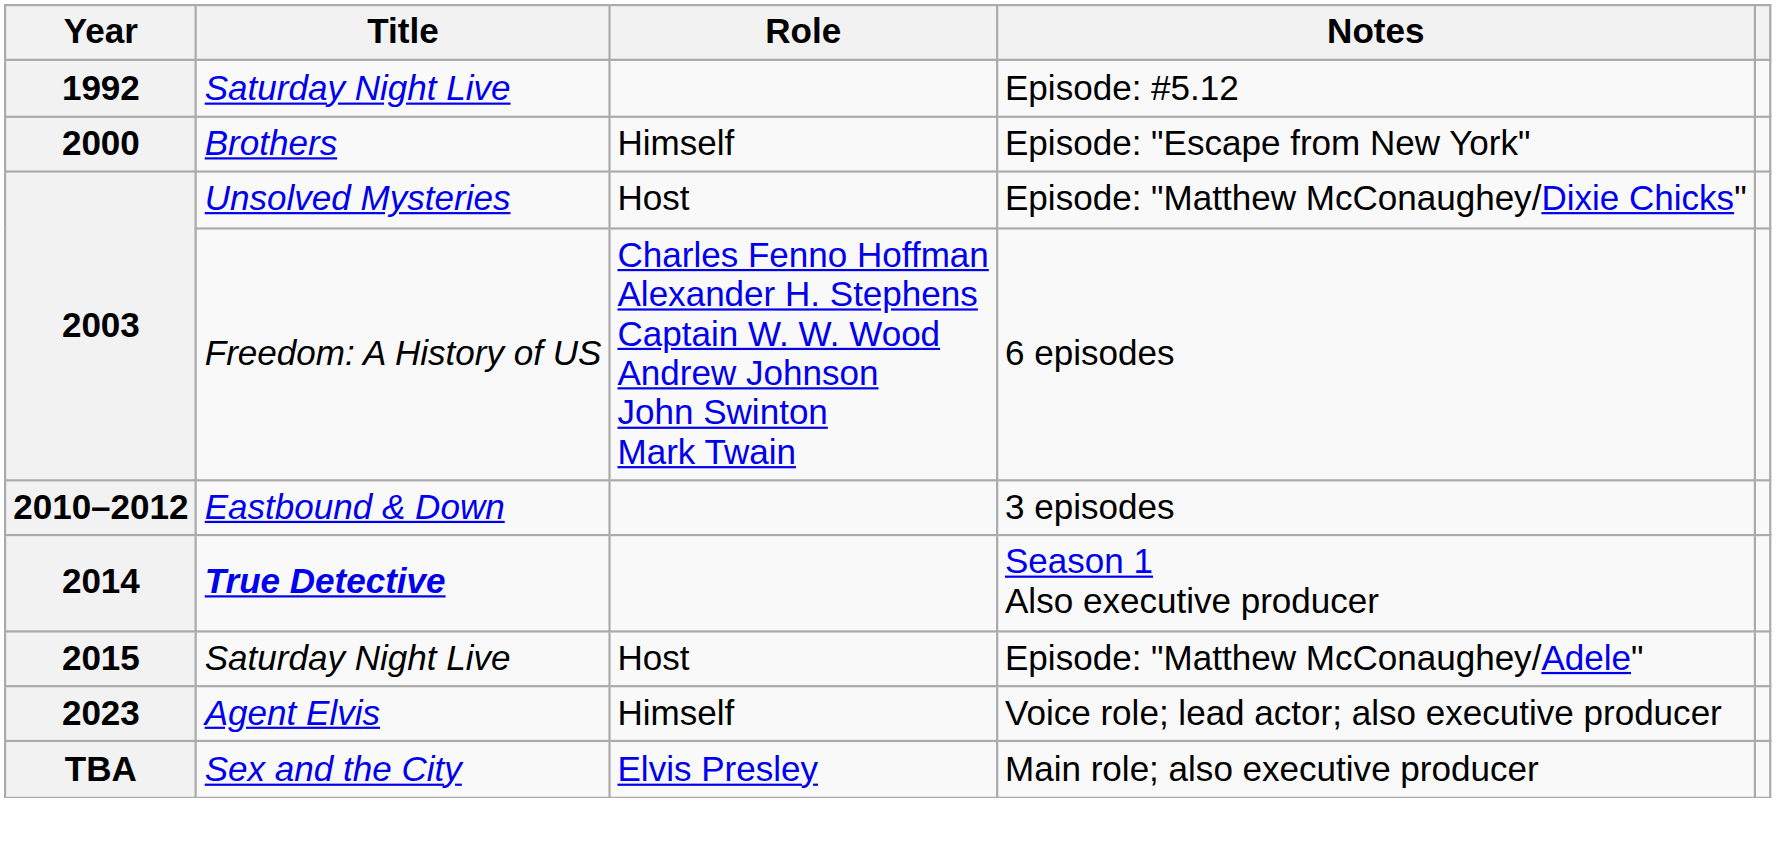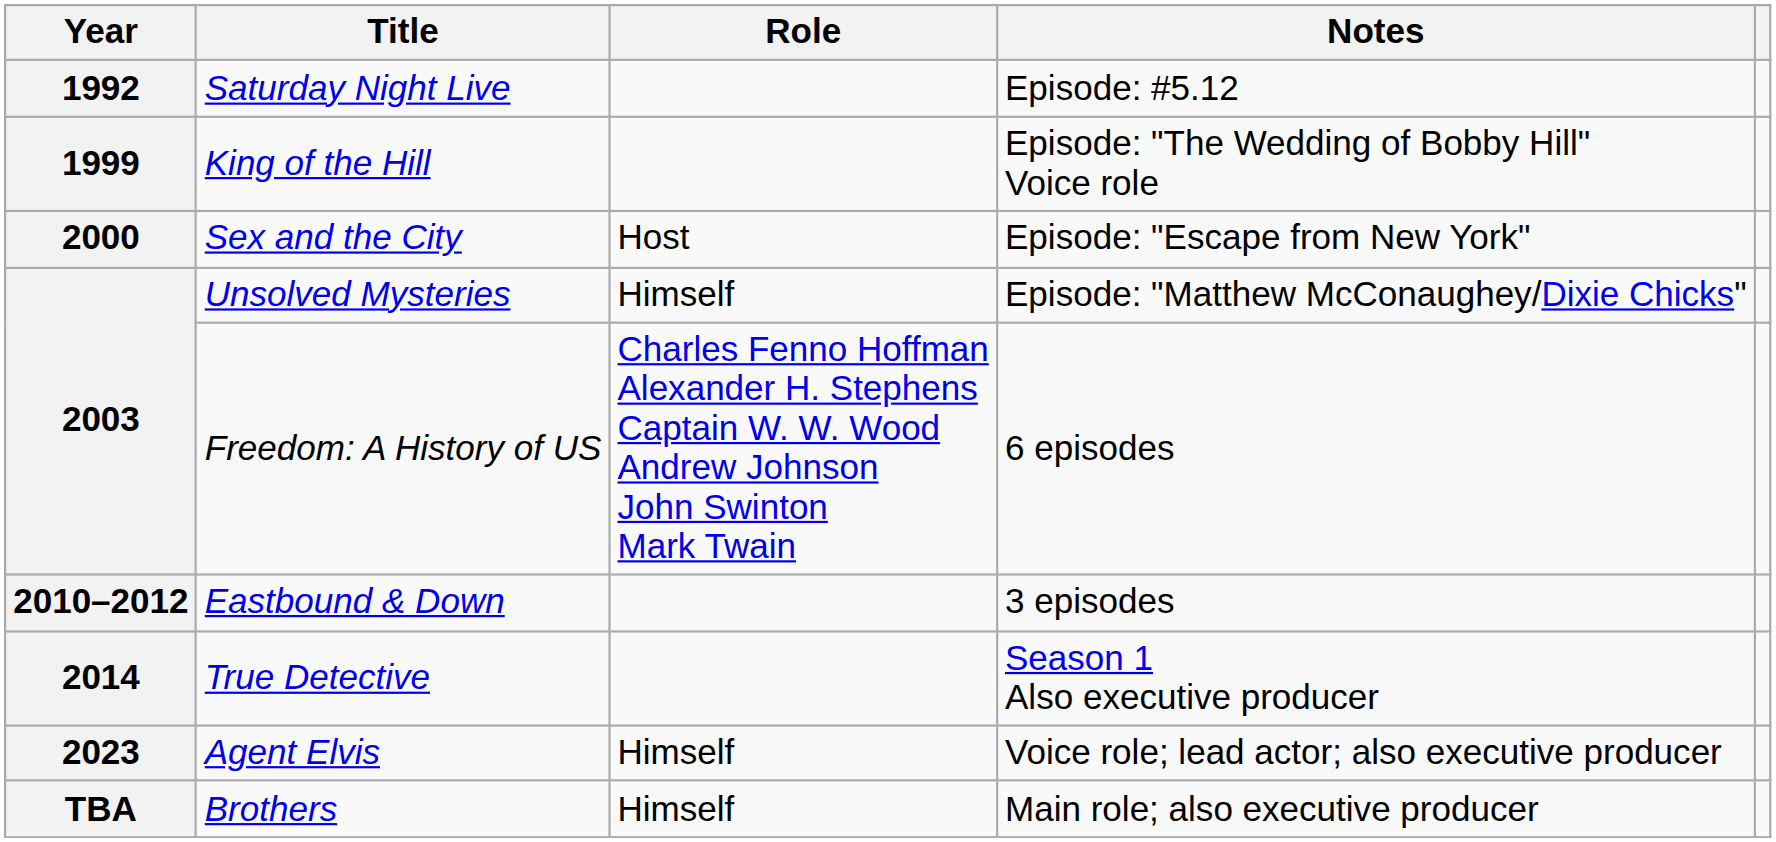+ row: (101, 163)
(271, 143) Brothers -> (333, 238) Sex and the City
(676, 143) Himself -> (654, 238) Host
(654, 198) Host -> (676, 293) Himself
(325, 582) bold -> (317, 677) normal
- row: (101, 657)
(333, 768) Sex and the City -> (271, 808) Brothers
(718, 768) Elvis Presley -> (676, 808) Himself
